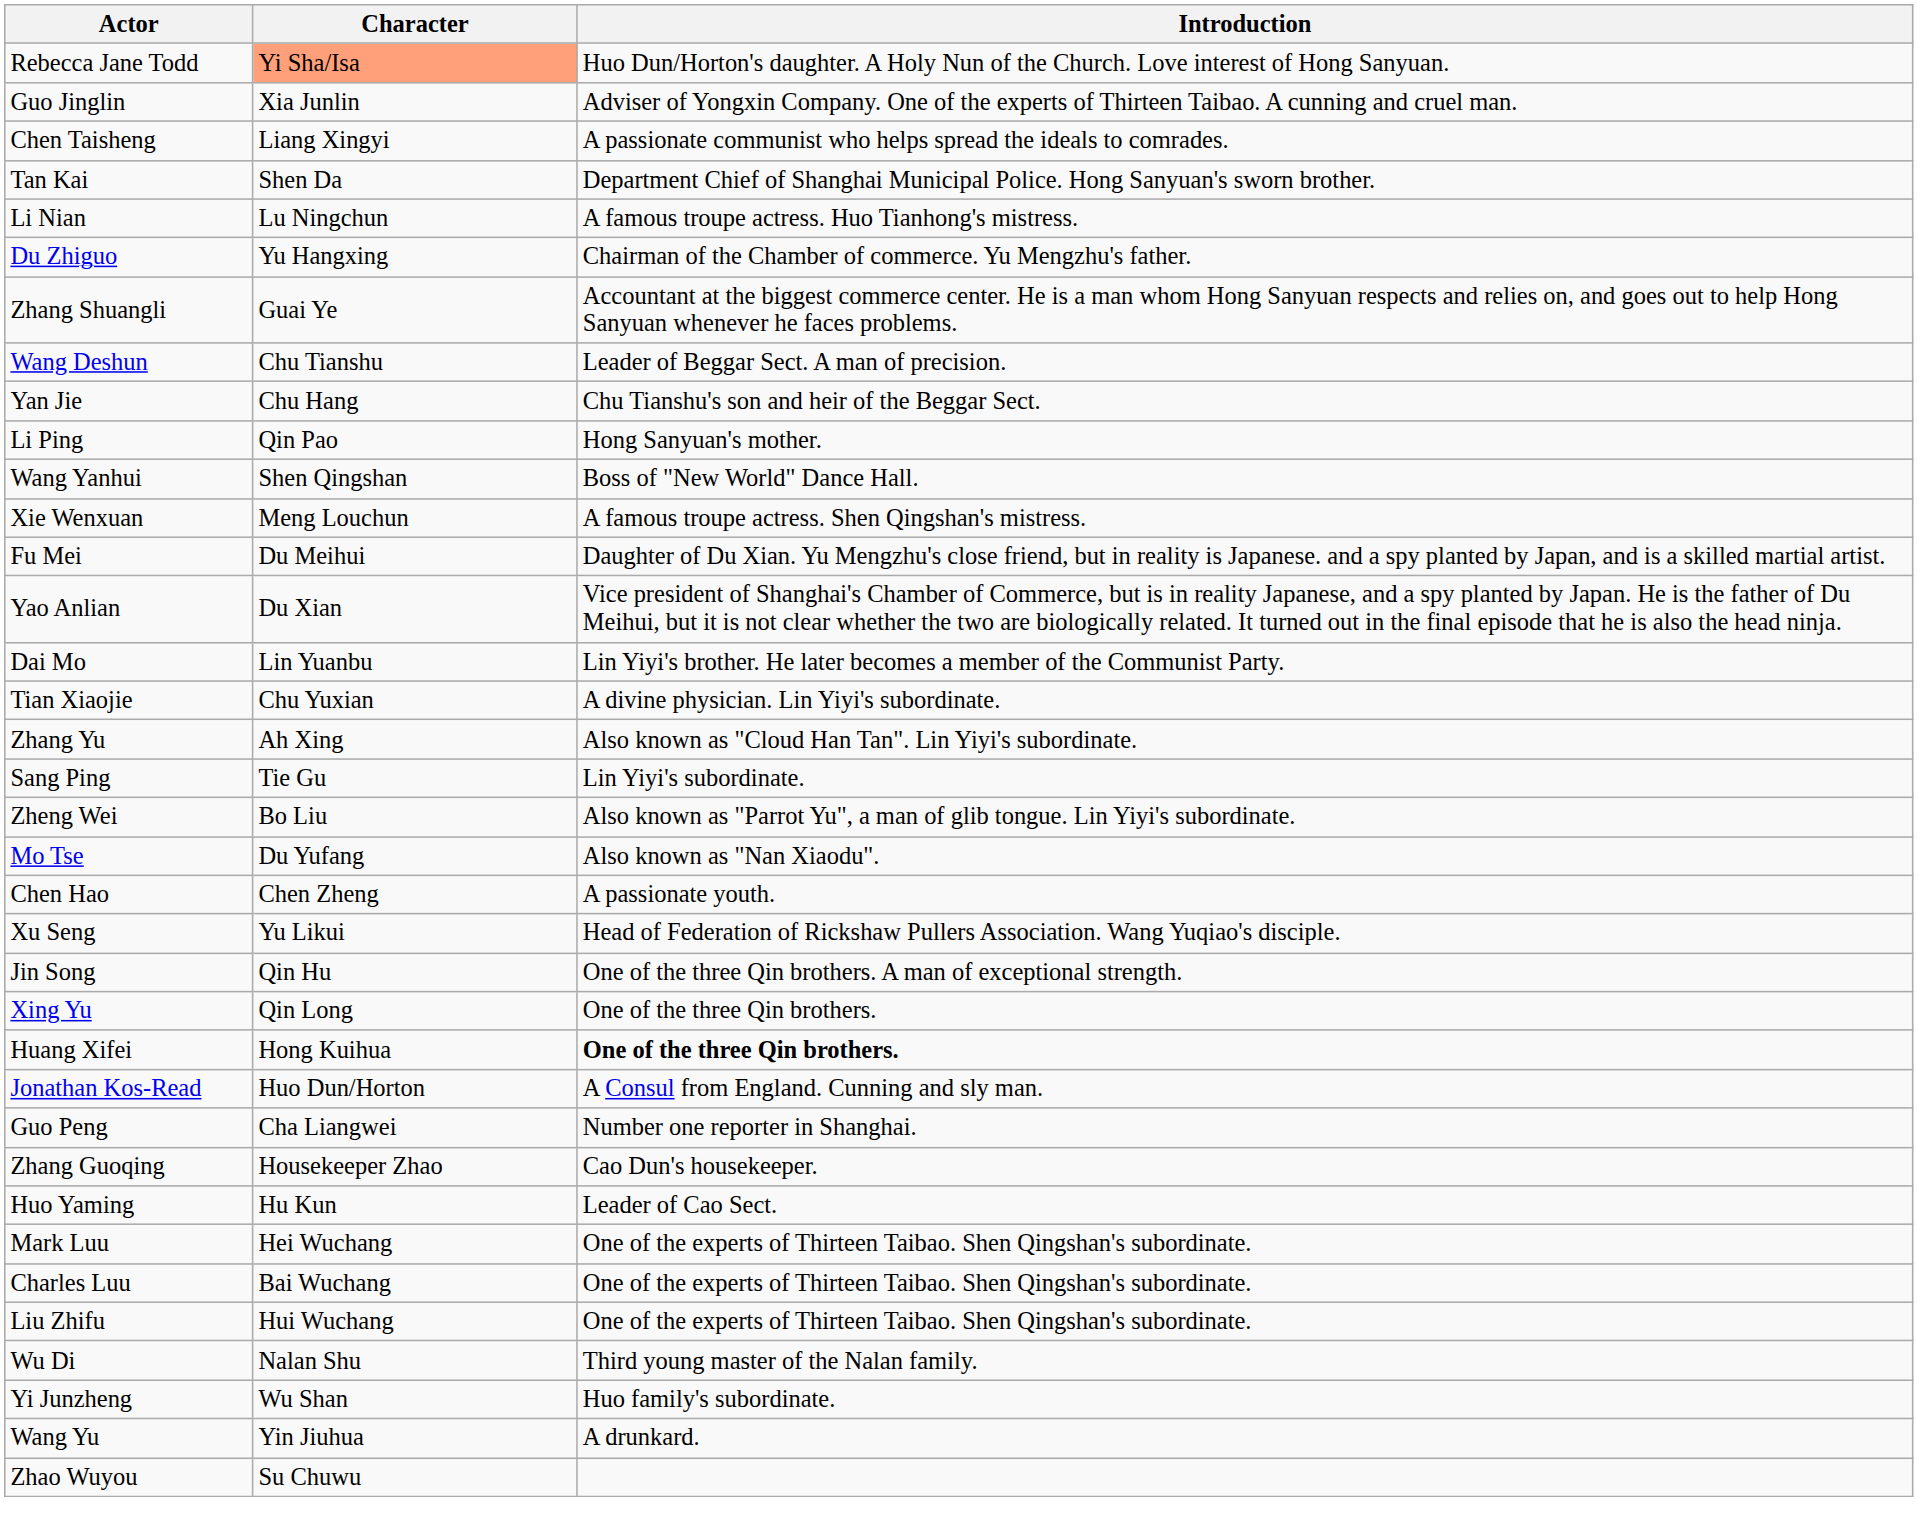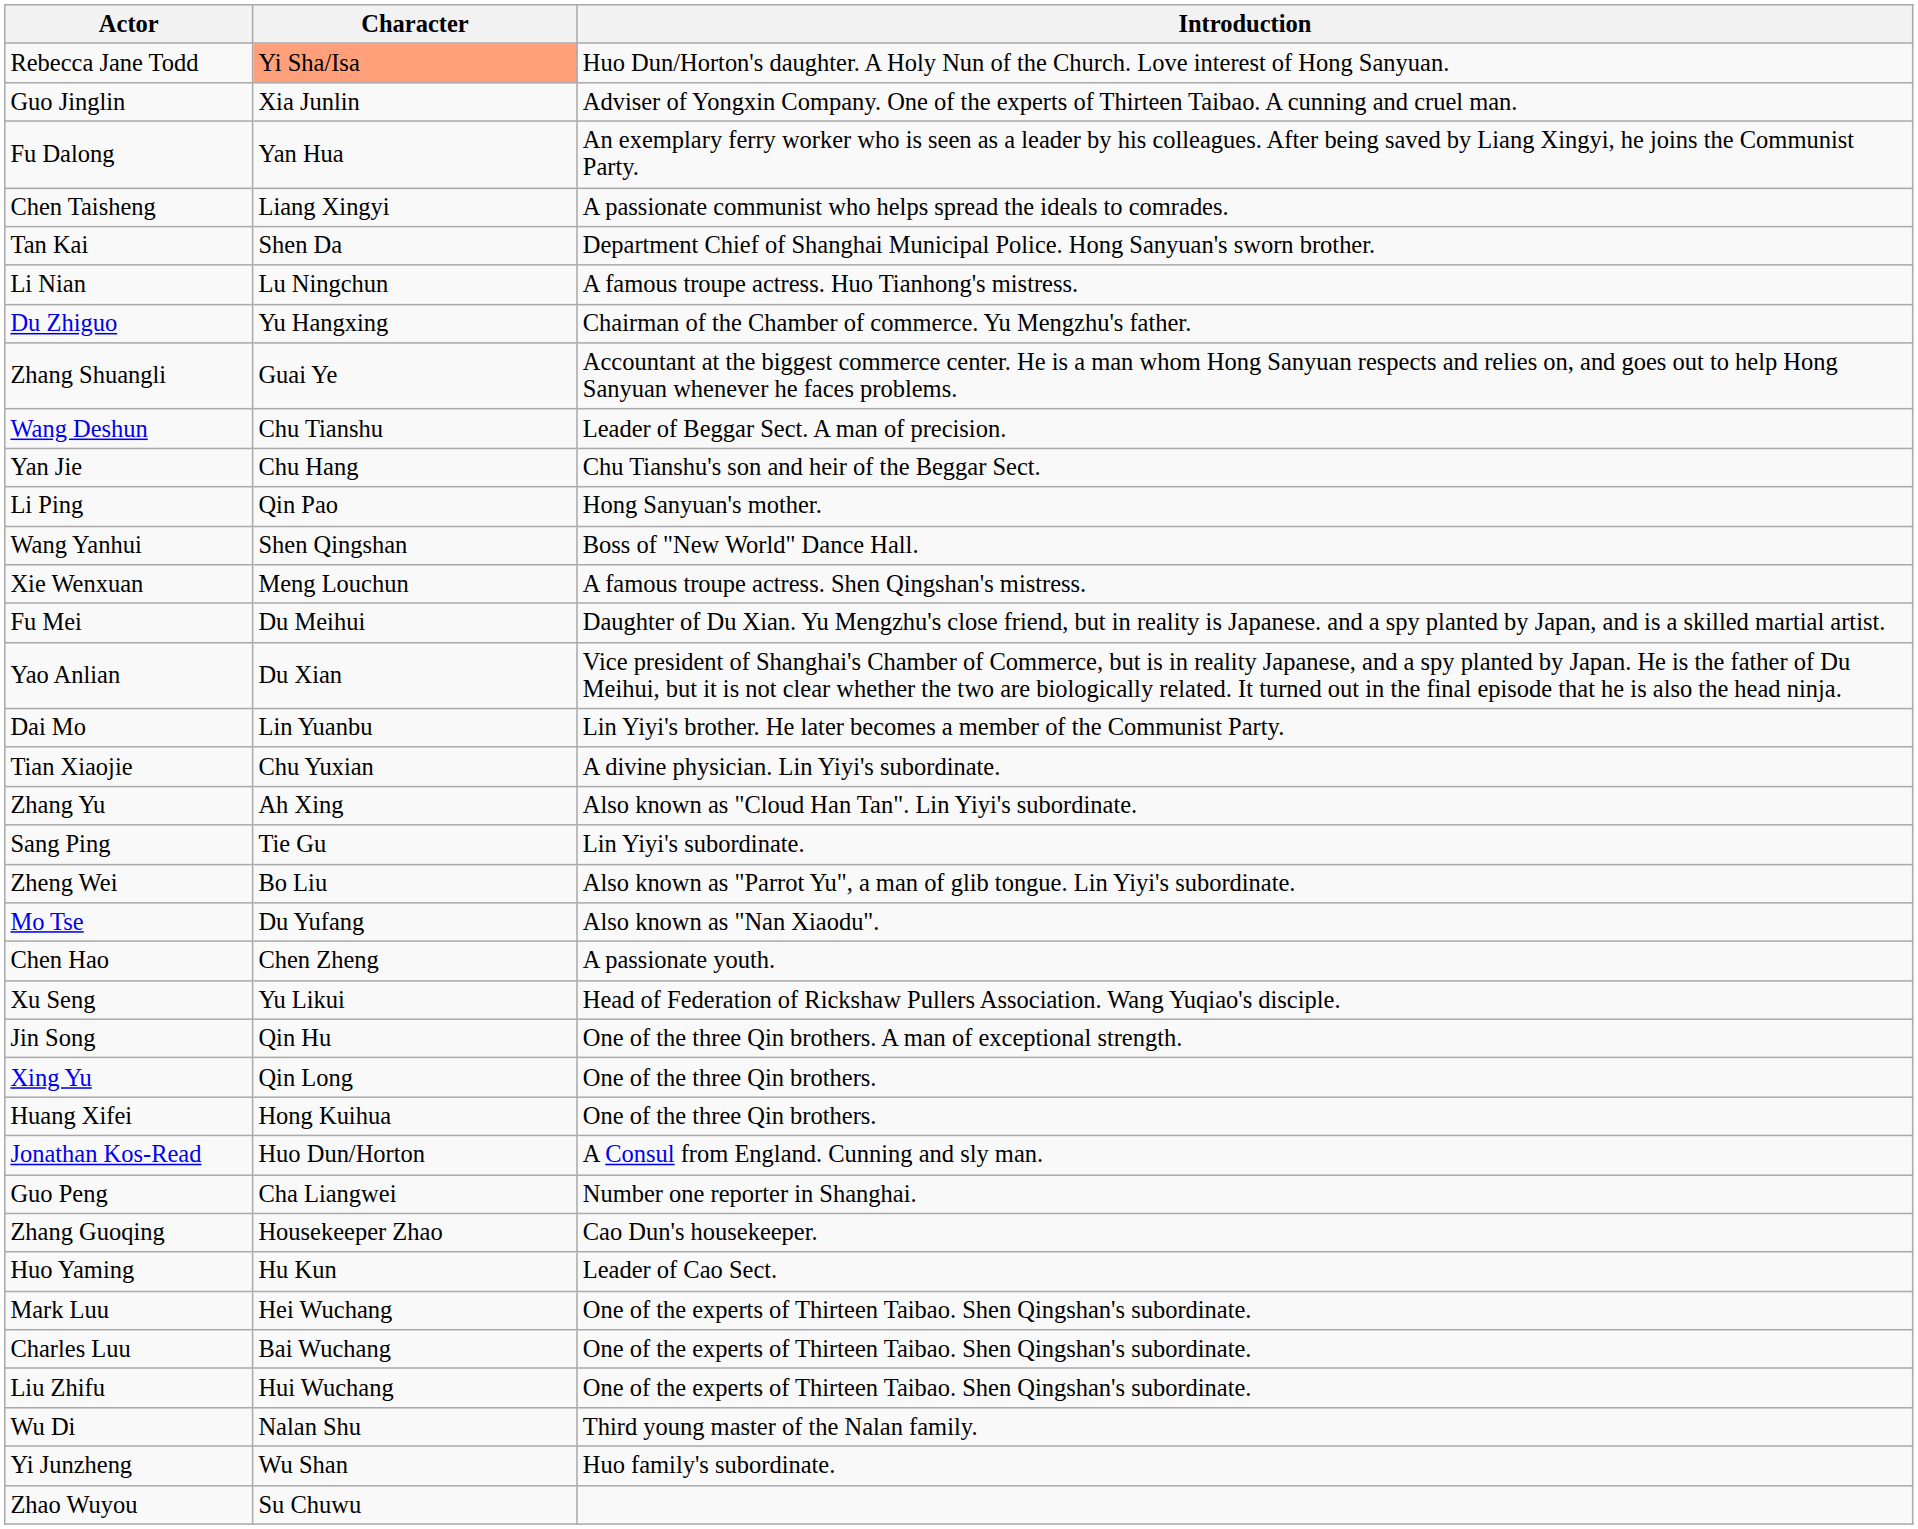+ row: (62, 154)
(741, 1049) bold -> (730, 1115) normal
- row: (55, 1437)
